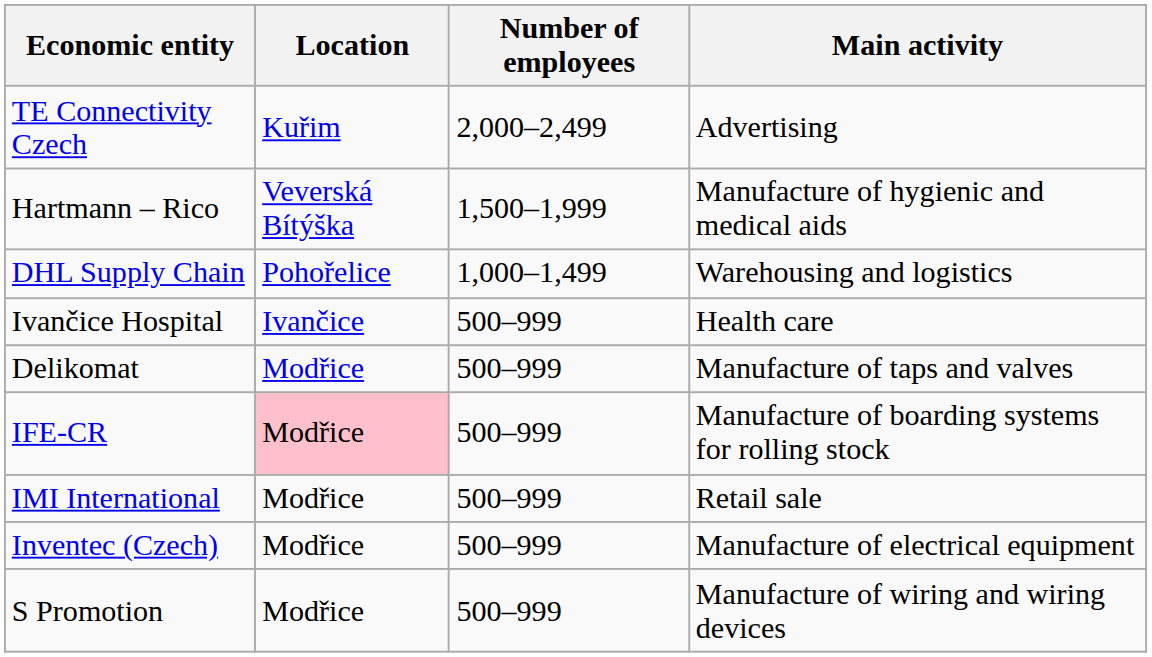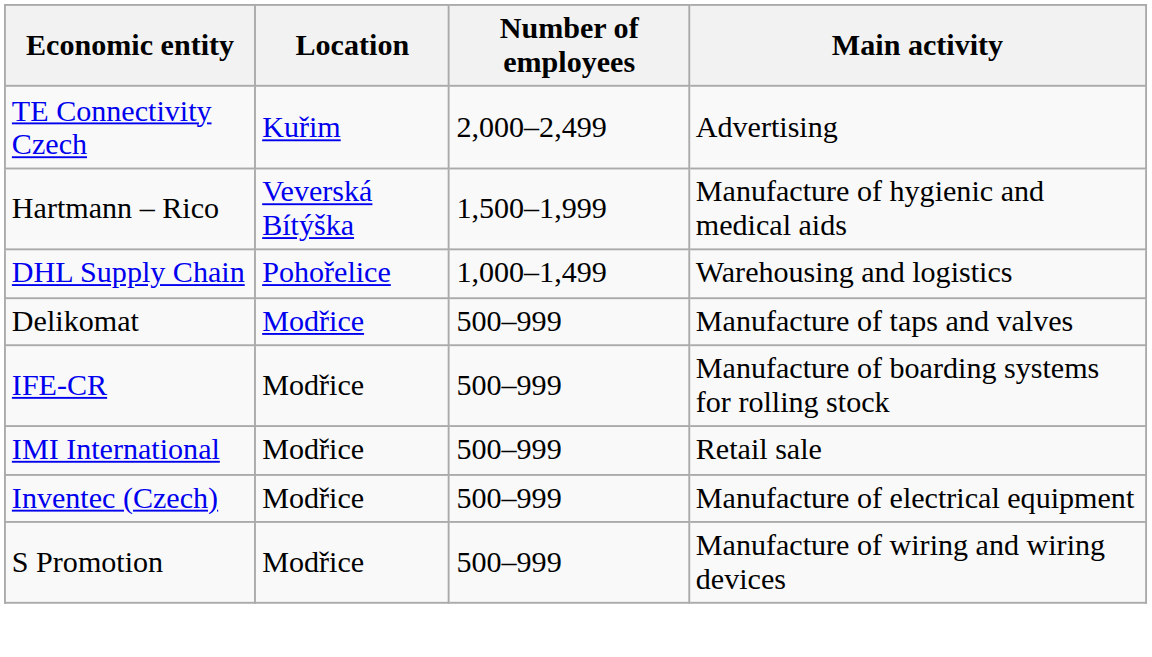- row: (118, 320)
(313, 433) pink background -> (313, 385) no background
